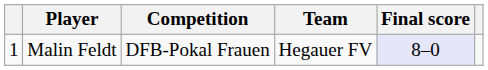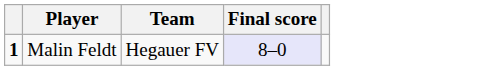- column: (198, 19)
(14, 49) normal -> (14, 49) bold
